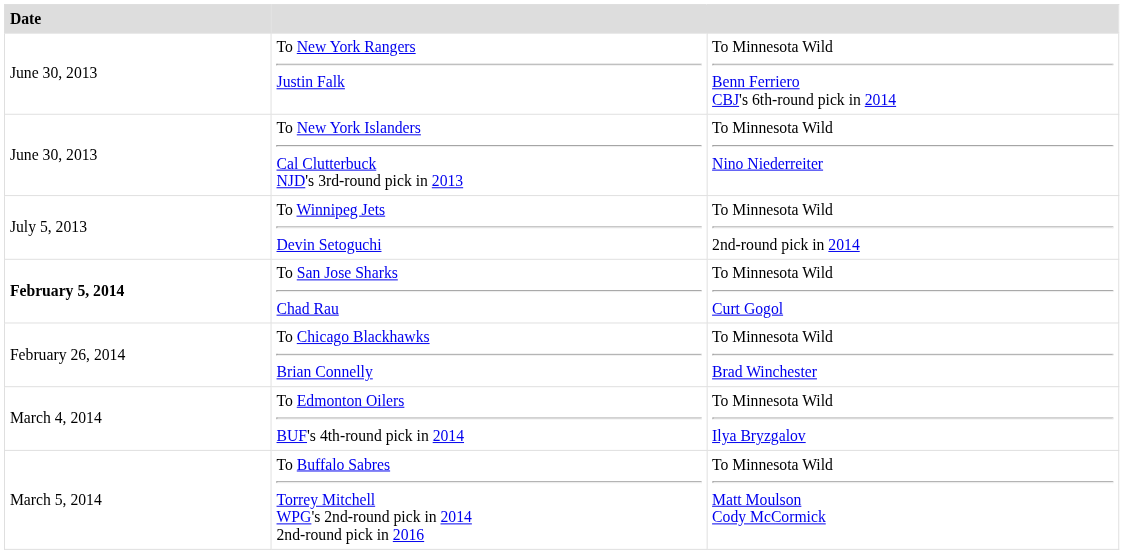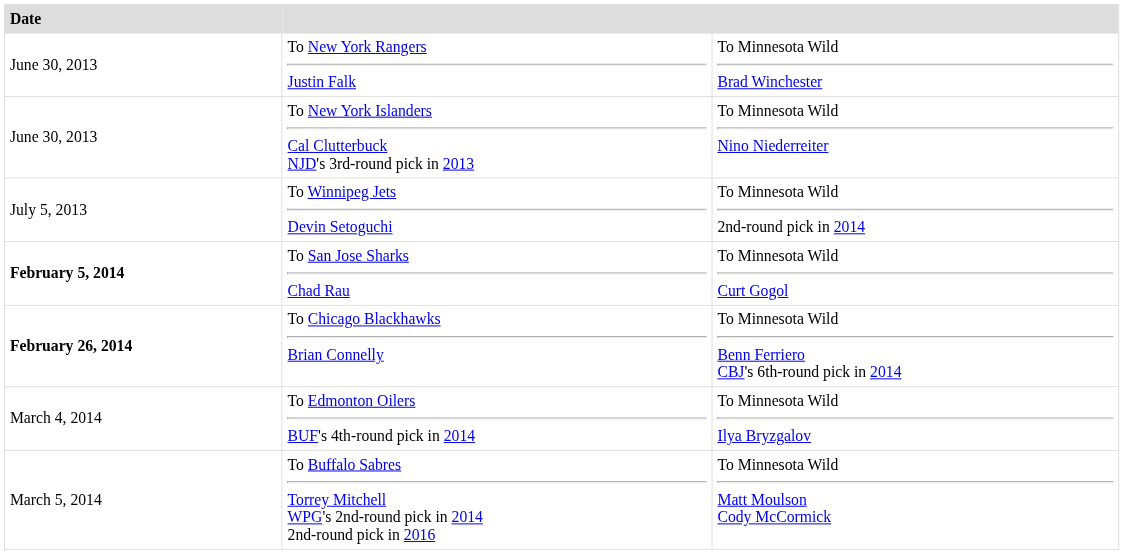(913, 73) To Minnesota Wild Benn Ferriero CBJ's 6th-round pick in 2014 -> (915, 64) To Minnesota Wild Brad Winchester
(68, 354) normal -> (71, 346) bold
(913, 354) To Minnesota Wild Brad Winchester -> (915, 346) To Minnesota Wild Benn Ferriero CBJ's 6th-round pick in 2014
